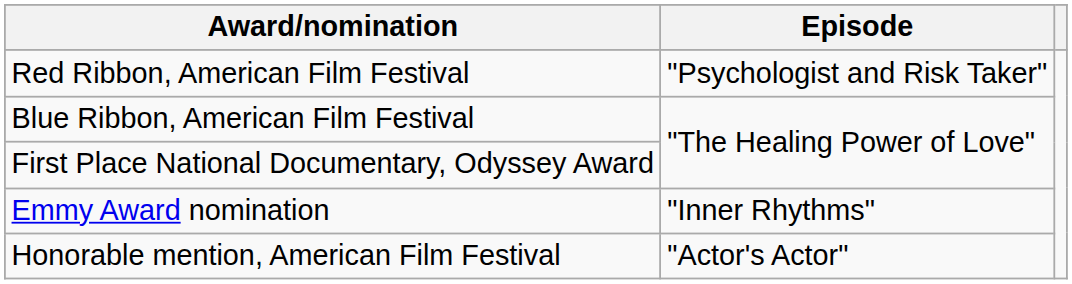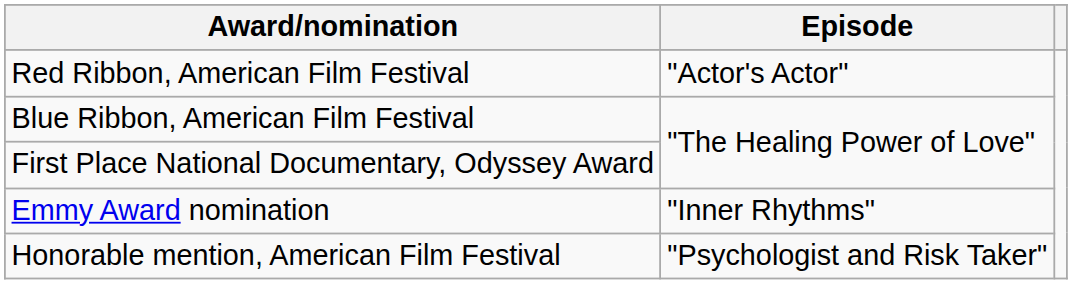(857, 73) "Psychologist and Risk Taker" -> (758, 73) "Actor's Actor"
(758, 255) "Actor's Actor" -> (857, 255) "Psychologist and Risk Taker"
